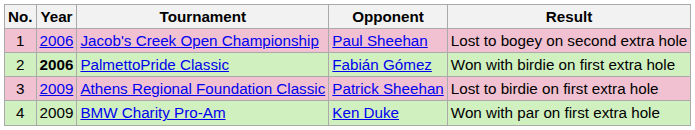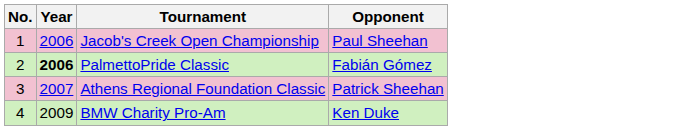- column: (569, 17)
(56, 89) 2009 -> (56, 89) 2007
